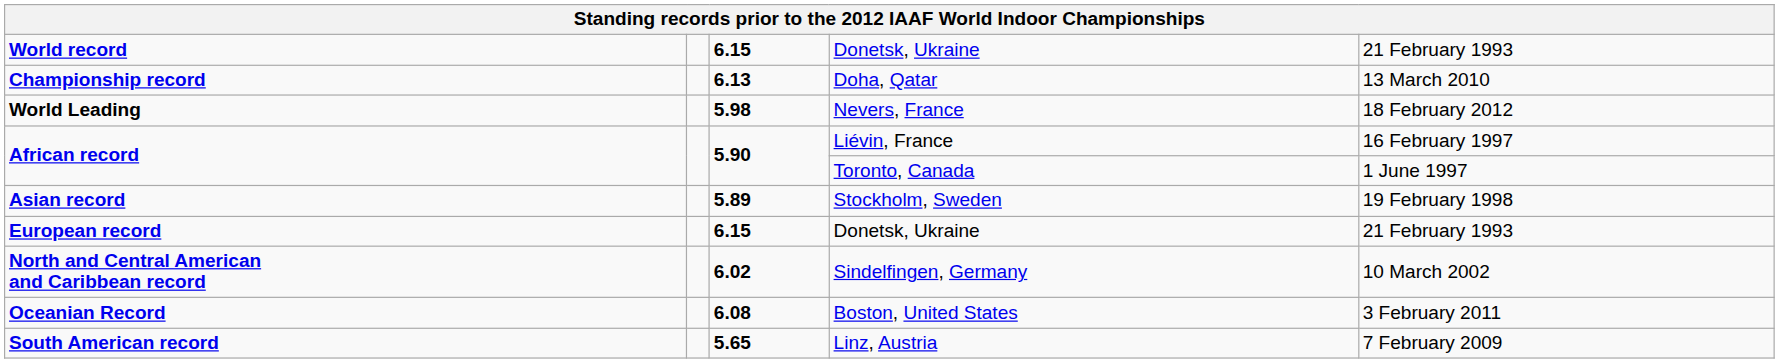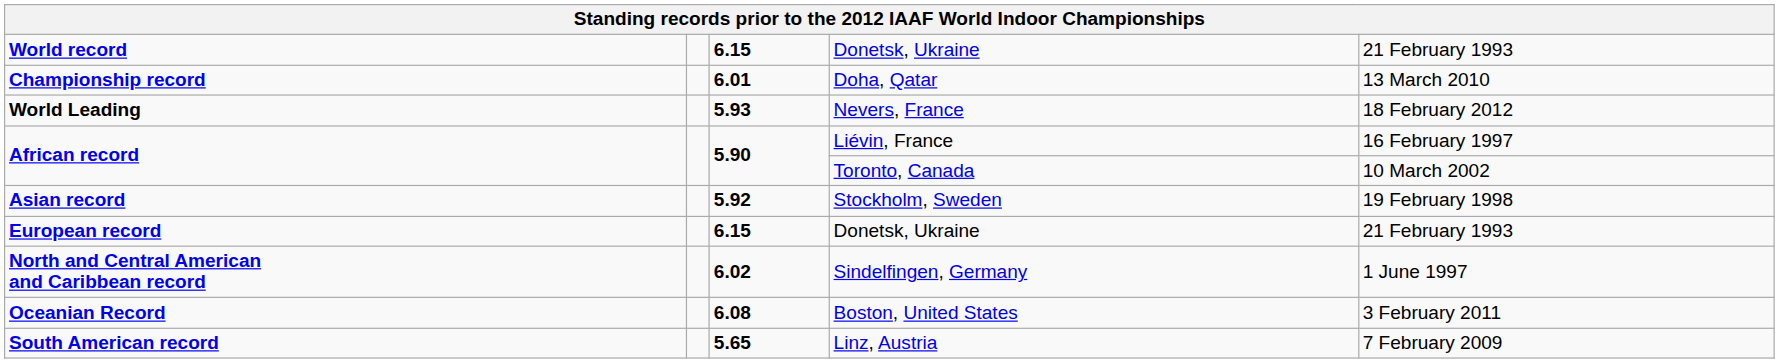(732, 79) 6.13 -> (732, 79) 6.01
(732, 110) 5.98 -> (732, 110) 5.93
(1415, 170) 1 June 1997 -> (1426, 170) 10 March 2002
(732, 200) 5.89 -> (732, 200) 5.92
(1426, 271) 10 March 2002 -> (1415, 271) 1 June 1997
